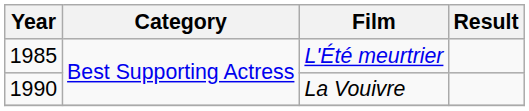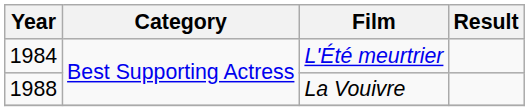(33, 56) 1985 -> (33, 56) 1984
(33, 89) 1990 -> (33, 89) 1988
